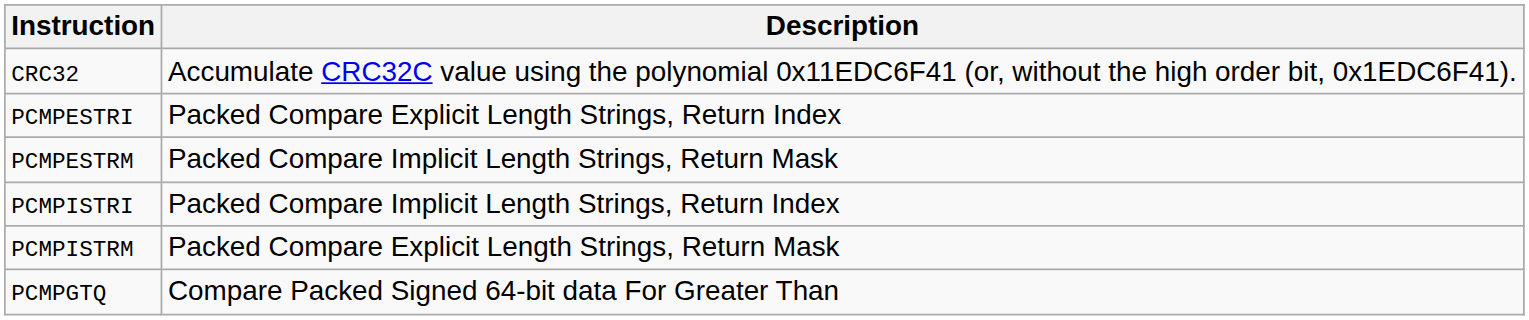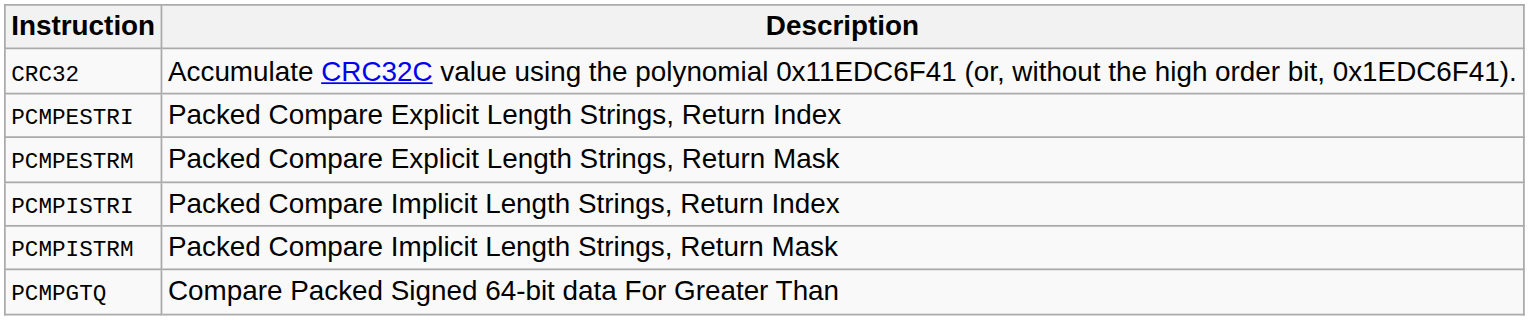(503, 159) Packed Compare Implicit Length Strings, Return Mask -> (504, 159) Packed Compare Explicit Length Strings, Return Mask
(504, 247) Packed Compare Explicit Length Strings, Return Mask -> (503, 247) Packed Compare Implicit Length Strings, Return Mask
